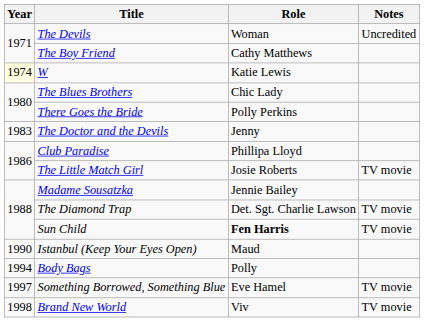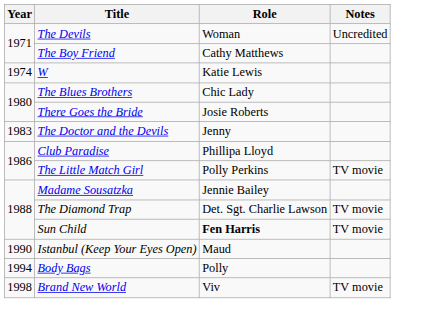(20, 72) lightyellow background -> (20, 72) no background
(264, 111) Polly Perkins -> (235, 111) Josie Roberts
(264, 170) Josie Roberts -> (235, 170) Polly Perkins
- row: (131, 287)
